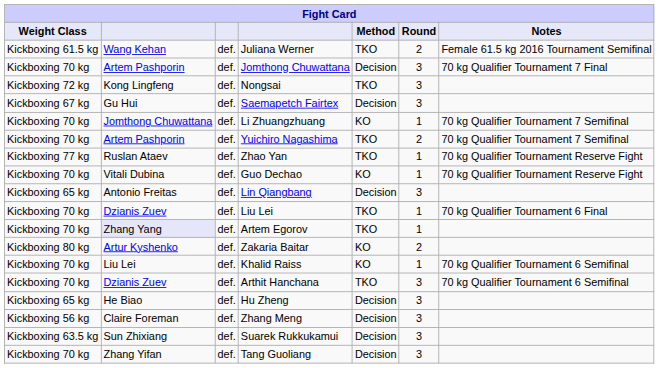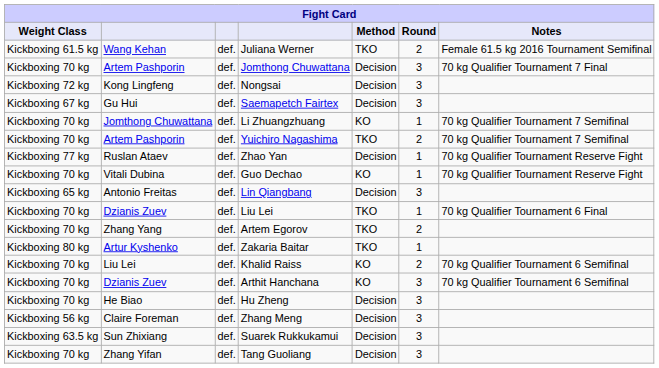(366, 85) TKO -> (376, 85) Decision
(366, 157) TKO -> (376, 157) Decision
(133, 228) lavender background -> (133, 228) no background
(419, 228) 1 -> (419, 228) 2
(363, 246) KO -> (366, 246) TKO
(419, 246) 2 -> (419, 246) 1
(419, 264) 1 -> (419, 264) 2
(366, 282) TKO -> (363, 282) KO
(48, 300) Kickboxing 65 kg -> (48, 300) Kickboxing 70 kg
